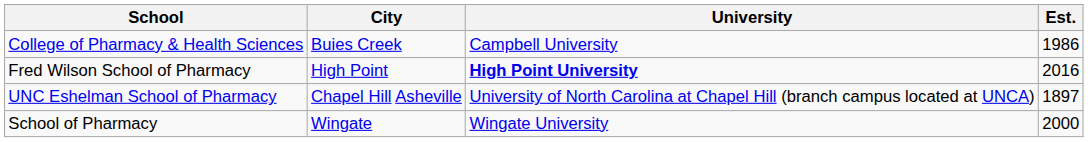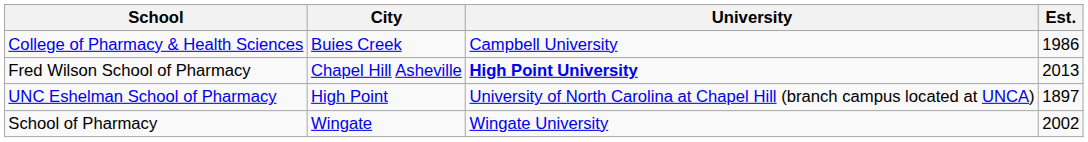(349, 70) High Point -> (386, 70) Chapel Hill Asheville
(1061, 70) 2016 -> (1061, 70) 2013
(386, 96) Chapel Hill Asheville -> (349, 96) High Point
(1061, 123) 2000 -> (1061, 123) 2002
